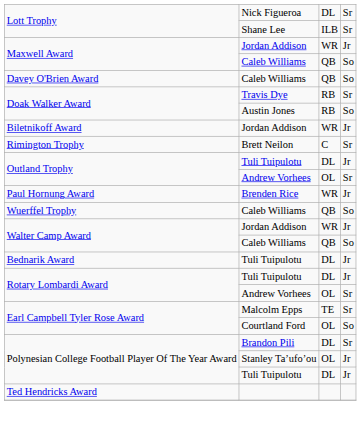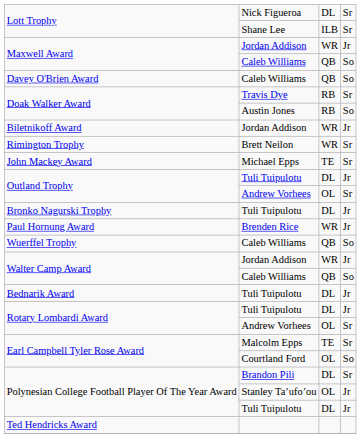(325, 144) C -> (330, 144) WR
+ row: (49, 161)
+ row: (59, 210)
